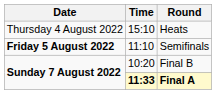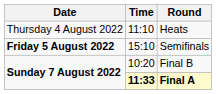(141, 30) 15:10 -> (141, 30) 11:10
(141, 47) 11:10 -> (141, 47) 15:10
